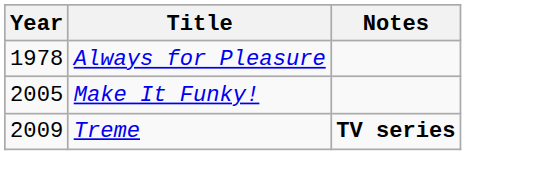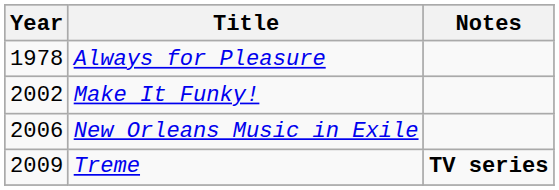(37, 95) 2005 -> (37, 95) 2002
+ row: (246, 131)
